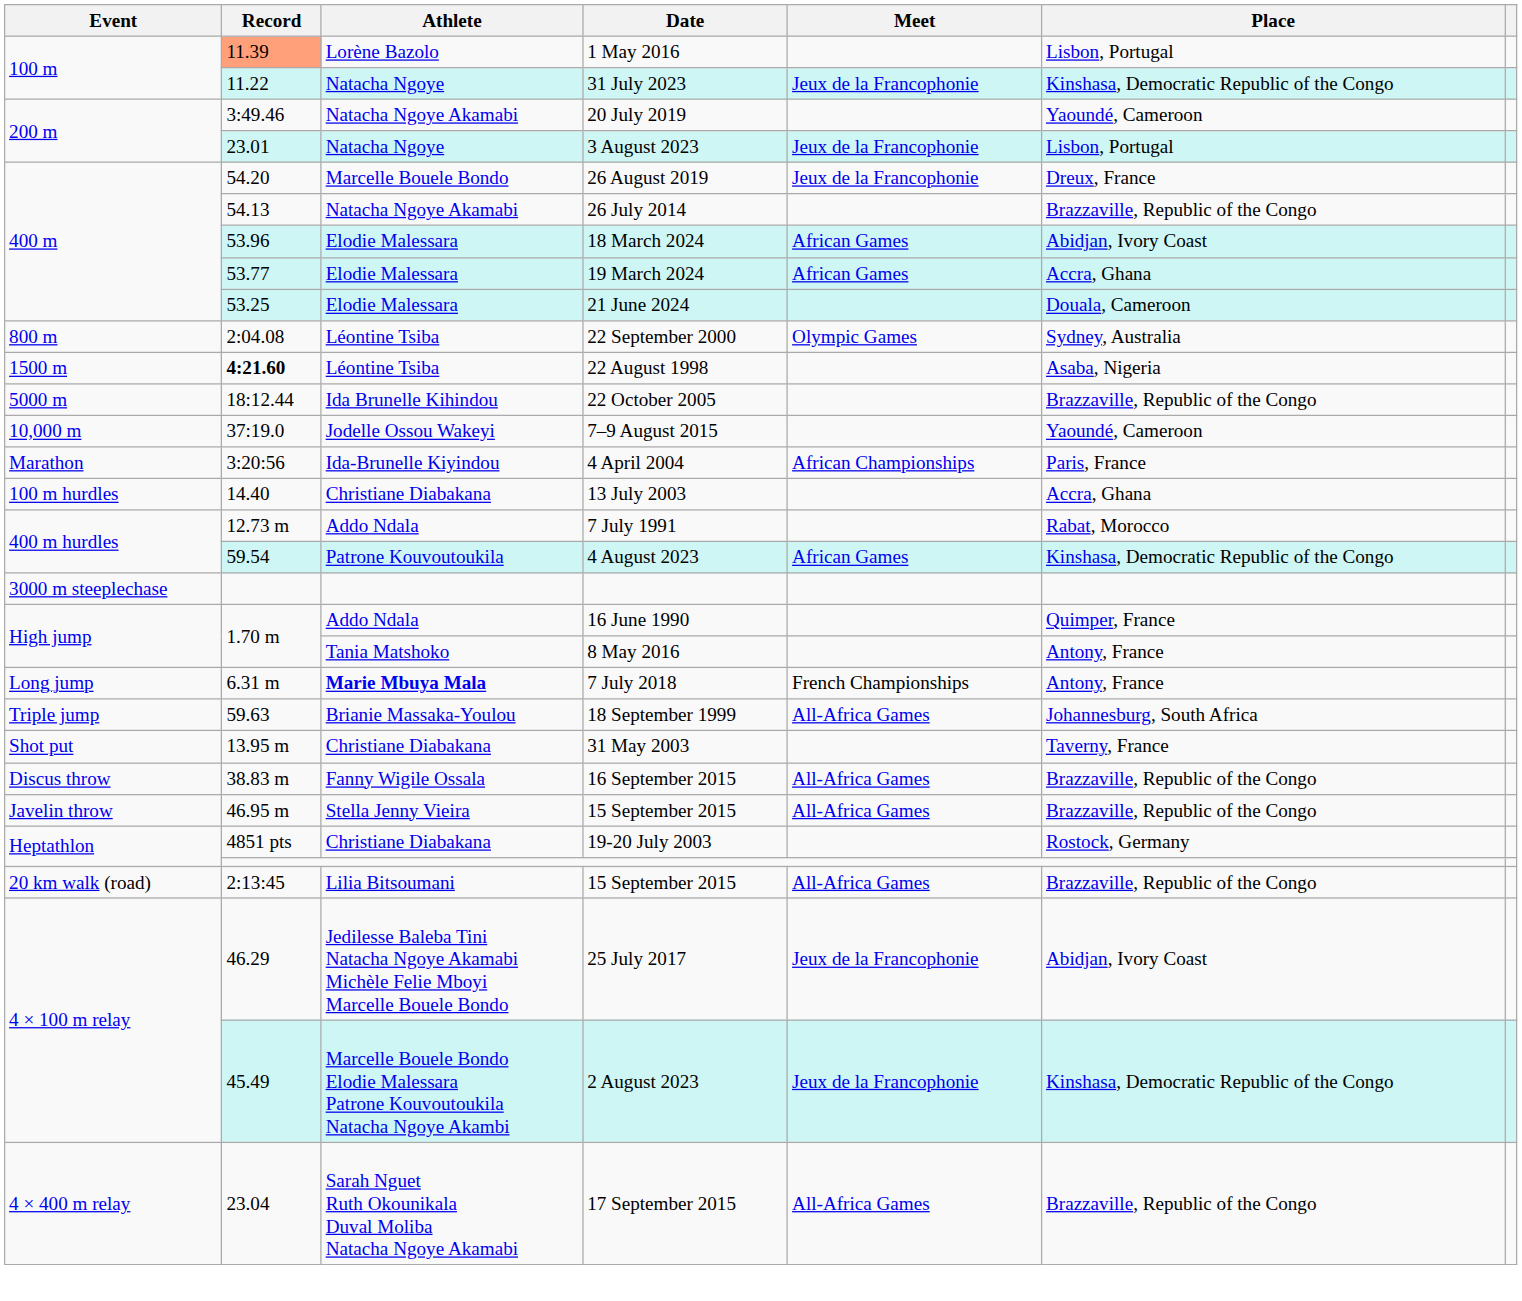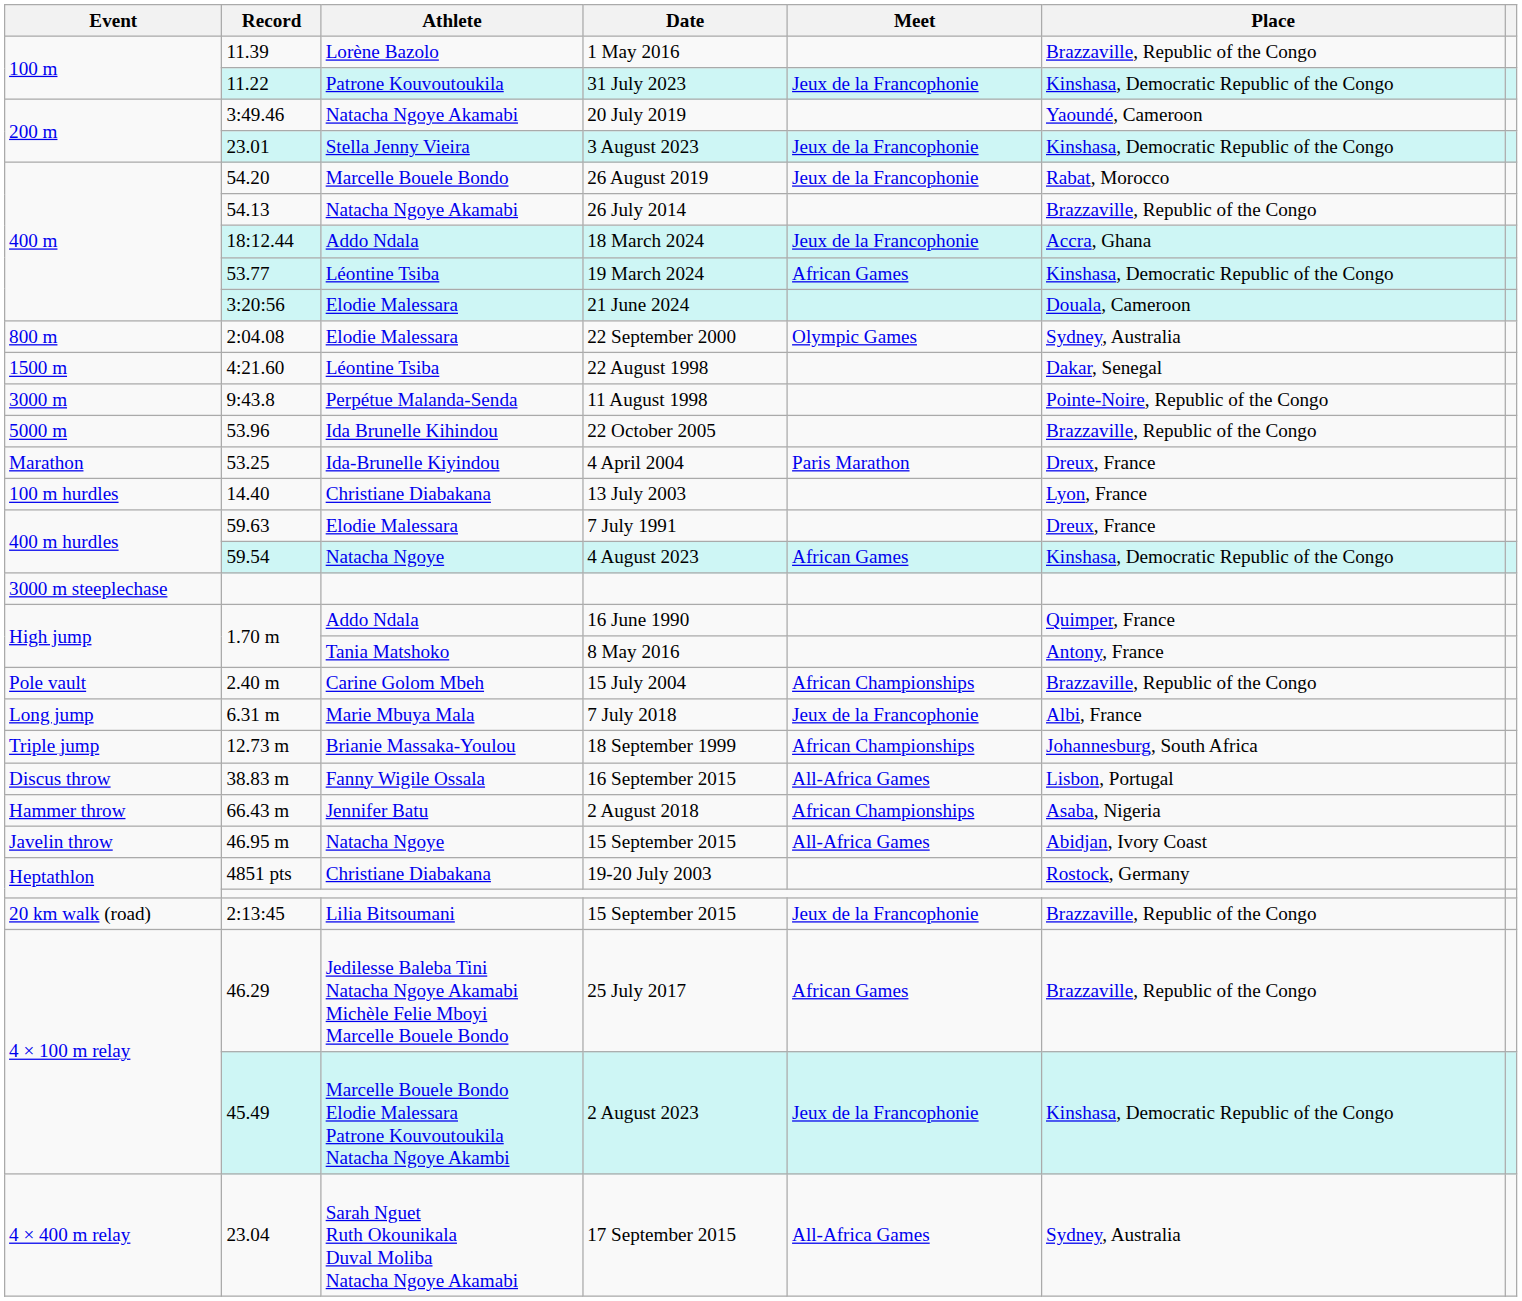(248, 52) lightsalmon background -> (248, 52) no background
(1110, 52) Lisbon, Portugal -> (1181, 52) Brazzaville, Republic of the Congo
(385, 83) Natacha Ngoye -> (415, 83) Patrone Kouvoutoukila
(385, 146) Natacha Ngoye -> (398, 146) Stella Jenny Vieira
(1110, 146) Lisbon, Portugal -> (1220, 146) Kinshasa, Democratic Republic of the Congo
(1101, 178) Dreux, France -> (1108, 178) Rabat, Morocco
(248, 241) 53.96 -> (260, 241) 18:12.44
(392, 241) Elodie Malessara -> (372, 241) Addo Ndala
(850, 241) African Games -> (885, 241) Jeux de la Francophonie
(1127, 241) Abidjan, Ivory Coast -> (1099, 241) Accra, Ghana
(392, 273) Elodie Malessara -> (382, 273) Léontine Tsiba
(1099, 273) Accra, Ghana -> (1220, 273) Kinshasa, Democratic Republic of the Congo
(248, 304) 53.25 -> (256, 304) 3:20:56
(382, 336) Léontine Tsiba -> (392, 336) Elodie Malessara
(256, 367) bold -> (255, 367) normal
(1103, 367) Asaba, Nigeria -> (1104, 367) Dakar, Senegal
+ row: (38, 399)
(260, 399) 18:12.44 -> (248, 431) 53.96
- row: (45, 431)
(256, 462) 3:20:56 -> (248, 462) 53.25
(883, 462) African Championships -> (851, 462) Paris Marathon
(1096, 462) Paris, France -> (1101, 462) Dreux, France
(1099, 494) Accra, Ghana -> (1096, 494) Lyon, France
(258, 525) 12.73 m -> (248, 525) 59.63
(372, 525) Addo Ndala -> (392, 525) Elodie Malessara
(1108, 525) Rabat, Morocco -> (1101, 525) Dreux, France
(415, 557) Patrone Kouvoutoukila -> (385, 557) Natacha Ngoye
+ row: (48, 683)
(406, 683) bold -> (400, 715) normal
(881, 683) French Championships -> (885, 715) Jeux de la Francophonie
(1105, 683) Antony, France -> (1094, 715) Albi, France
(248, 715) 59.63 -> (258, 746) 12.73 m
(861, 715) All-Africa Games -> (883, 746) African Championships
- row: (41, 746)
(1181, 778) Brazzaville, Republic of the Congo -> (1110, 778) Lisbon, Portugal
+ row: (67, 809)
(398, 809) Stella Jenny Vieira -> (385, 841) Natacha Ngoye
(1181, 809) Brazzaville, Republic of the Congo -> (1127, 841) Abidjan, Ivory Coast
(861, 882) All-Africa Games -> (885, 913) Jeux de la Francophonie
(885, 958) Jeux de la Francophonie -> (850, 990) African Games
(1127, 958) Abidjan, Ivory Coast -> (1181, 990) Brazzaville, Republic of the Congo
(1181, 1203) Brazzaville, Republic of the Congo -> (1113, 1235) Sydney, Australia
